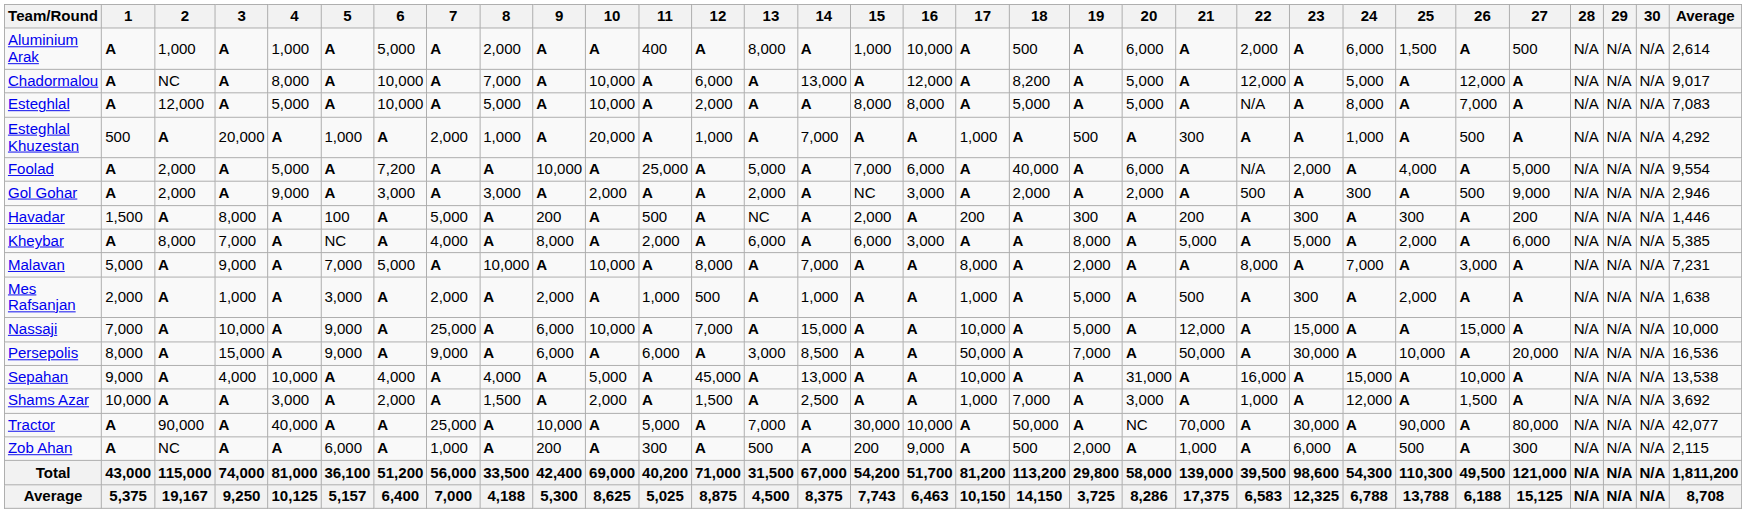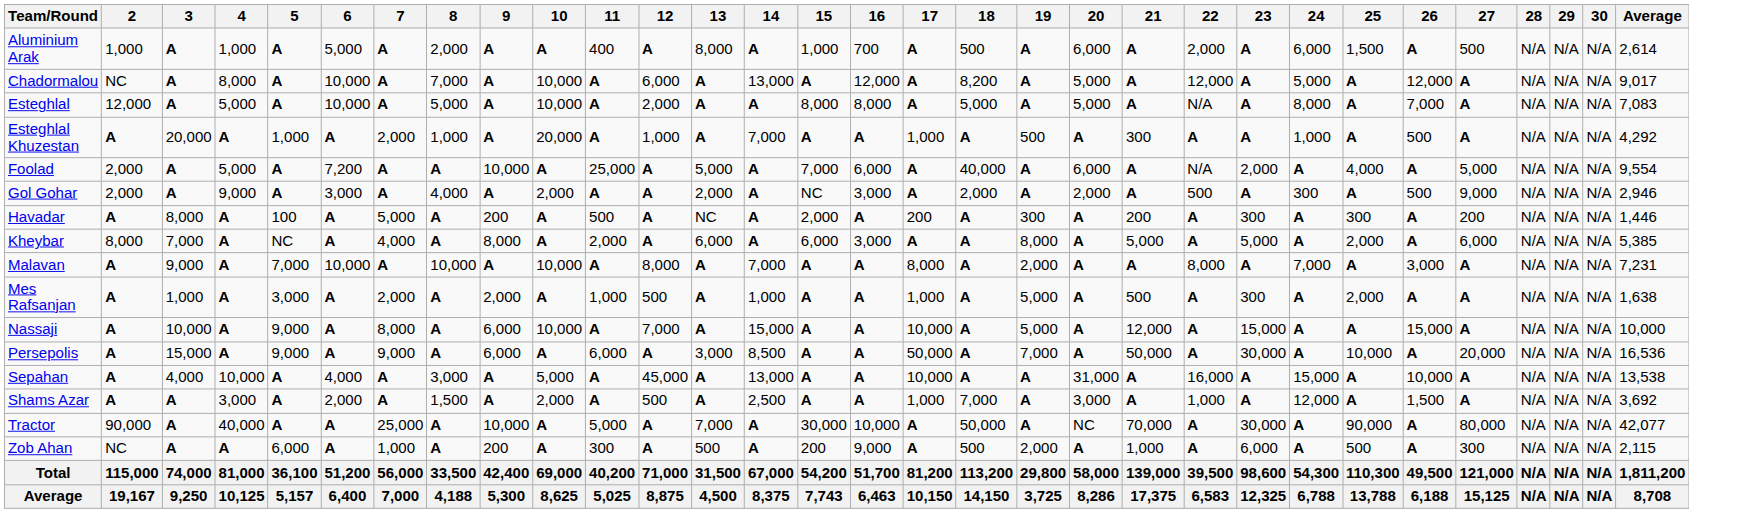- column: (128, 16)
(930, 48) 10,000 -> (866, 48) 700
(502, 193) 3,000 -> (449, 193) 4,000
(396, 264) 5,000 -> (347, 264) 10,000
(453, 329) 25,000 -> (396, 329) 8,000
(502, 377) 4,000 -> (449, 377) 3,000
(714, 401) 1,500 -> (655, 401) 500
